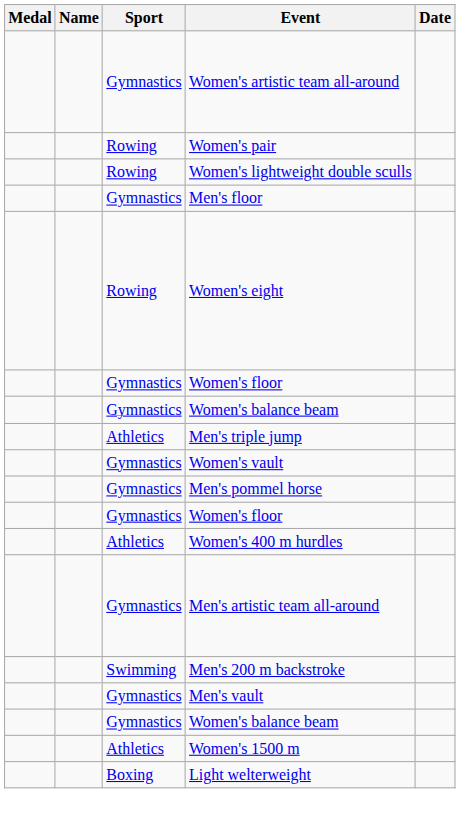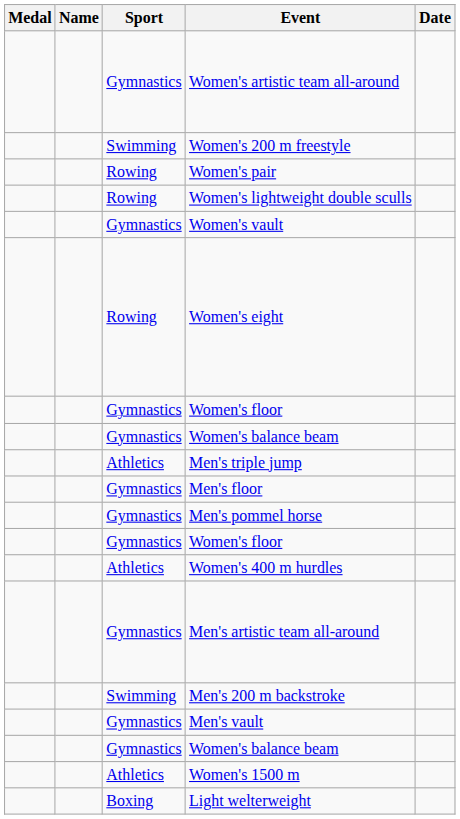+ row: (141, 146)
rows swapped: (144, 462) <-> (144, 198)
